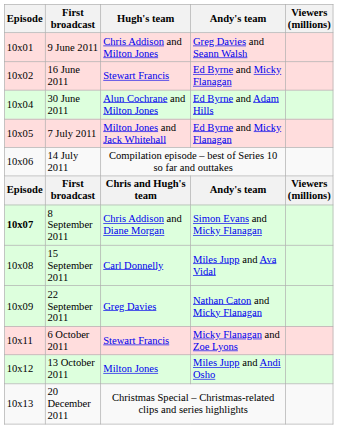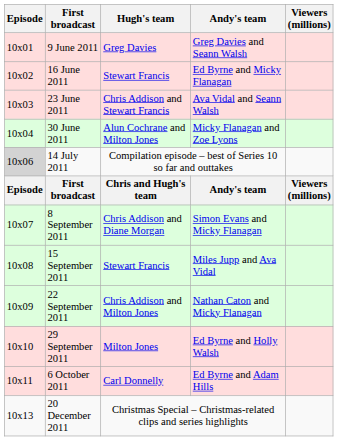(143, 47) Chris Addison and Milton Jones -> (130, 47) Greg Davies
+ row: (64, 104)
(236, 104) Ed Byrne and Adam Hills -> (236, 133) Micky Flanagan and Zoe Lyons
- row: (72, 133)
(20, 161) no background -> (20, 161) lightgrey background
(20, 225) bold -> (20, 225) normal
(133, 265) Carl Donnelly -> (136, 265) Stewart Francis
(130, 306) Greg Davies -> (143, 306) Chris Addison and Milton Jones
+ row: (70, 346)
(136, 340) Stewart Francis -> (133, 381) Carl Donnelly
(236, 340) Micky Flanagan and Zoe Lyons -> (236, 381) Ed Byrne and Adam Hills
- row: (71, 369)
